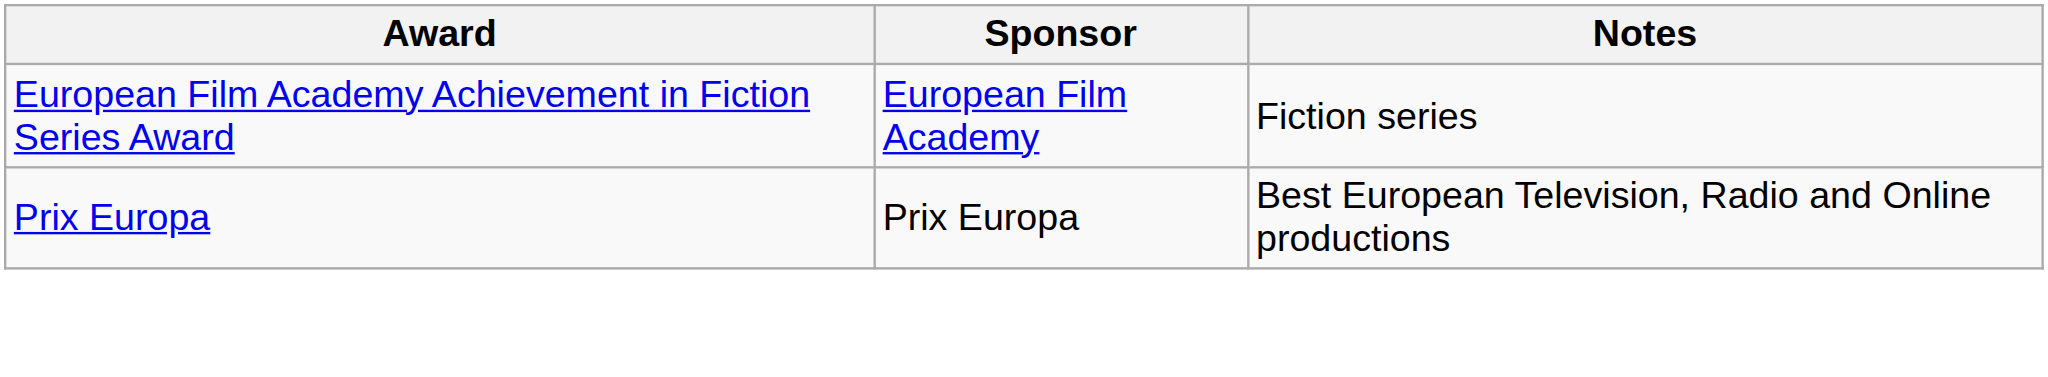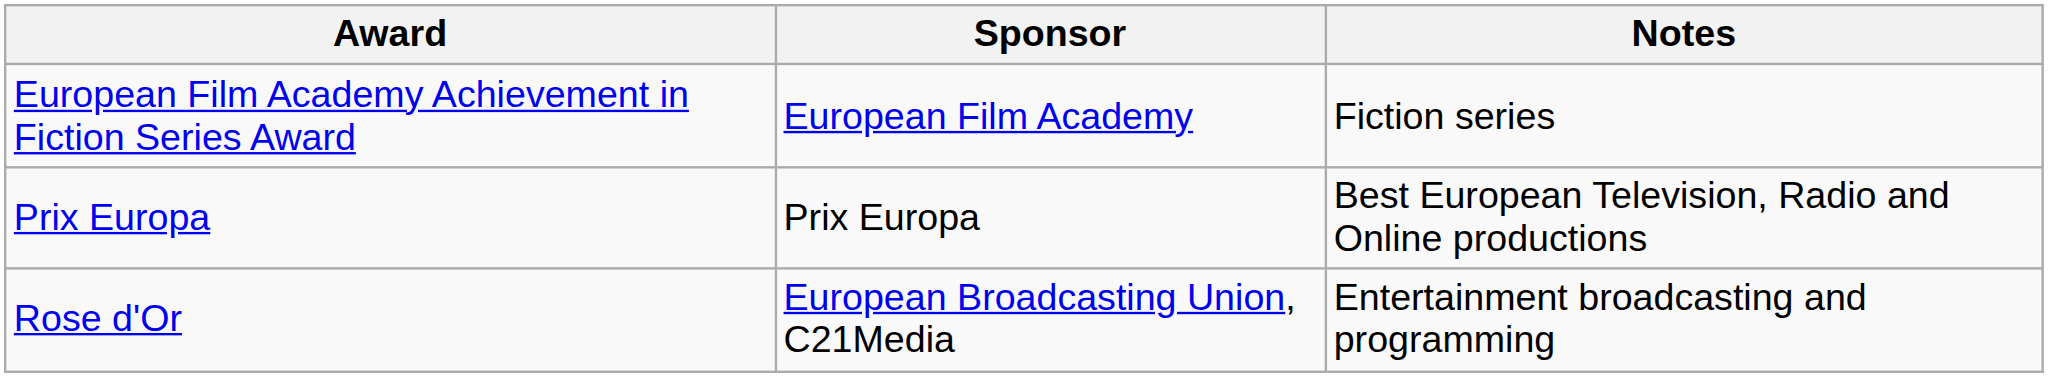+ row: (98, 318)
